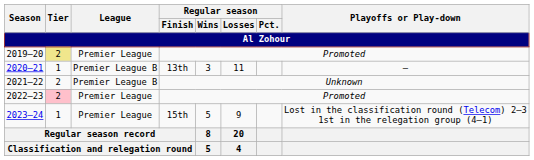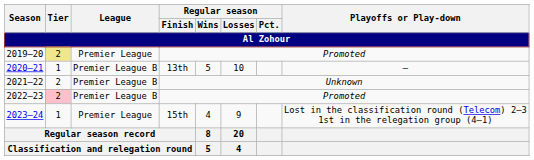(208, 68) 3 -> (208, 68) 5
(239, 68) 11 -> (239, 68) 10
(115, 97) Premier League -> (115, 97) Premier League B
(208, 116) 5 -> (208, 116) 4
